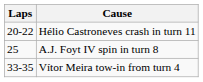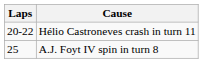- row: (109, 67)
